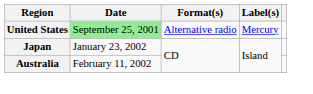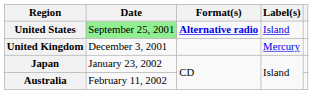(200, 30) normal -> (219, 30) bold
(260, 30) Mercury -> (276, 30) Island
+ row: (45, 47)
